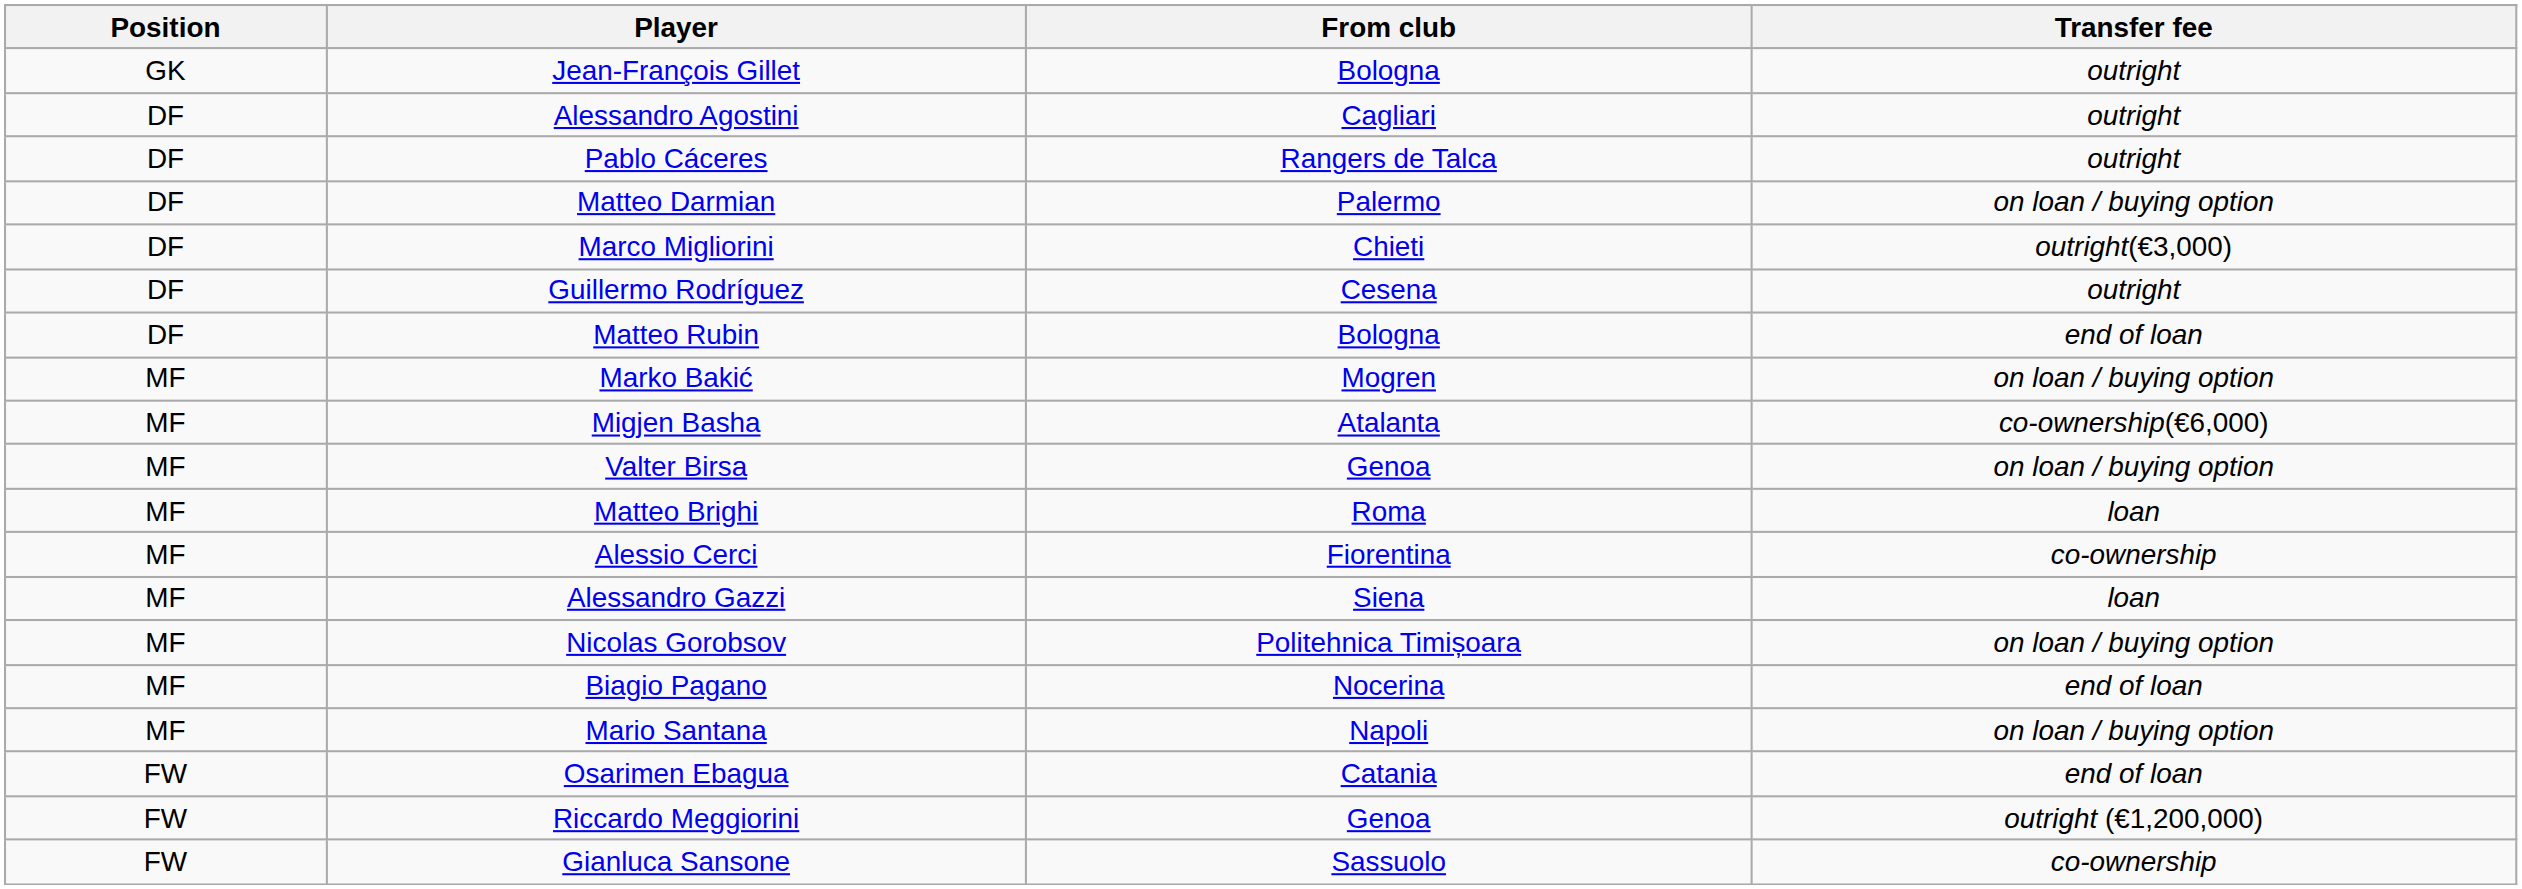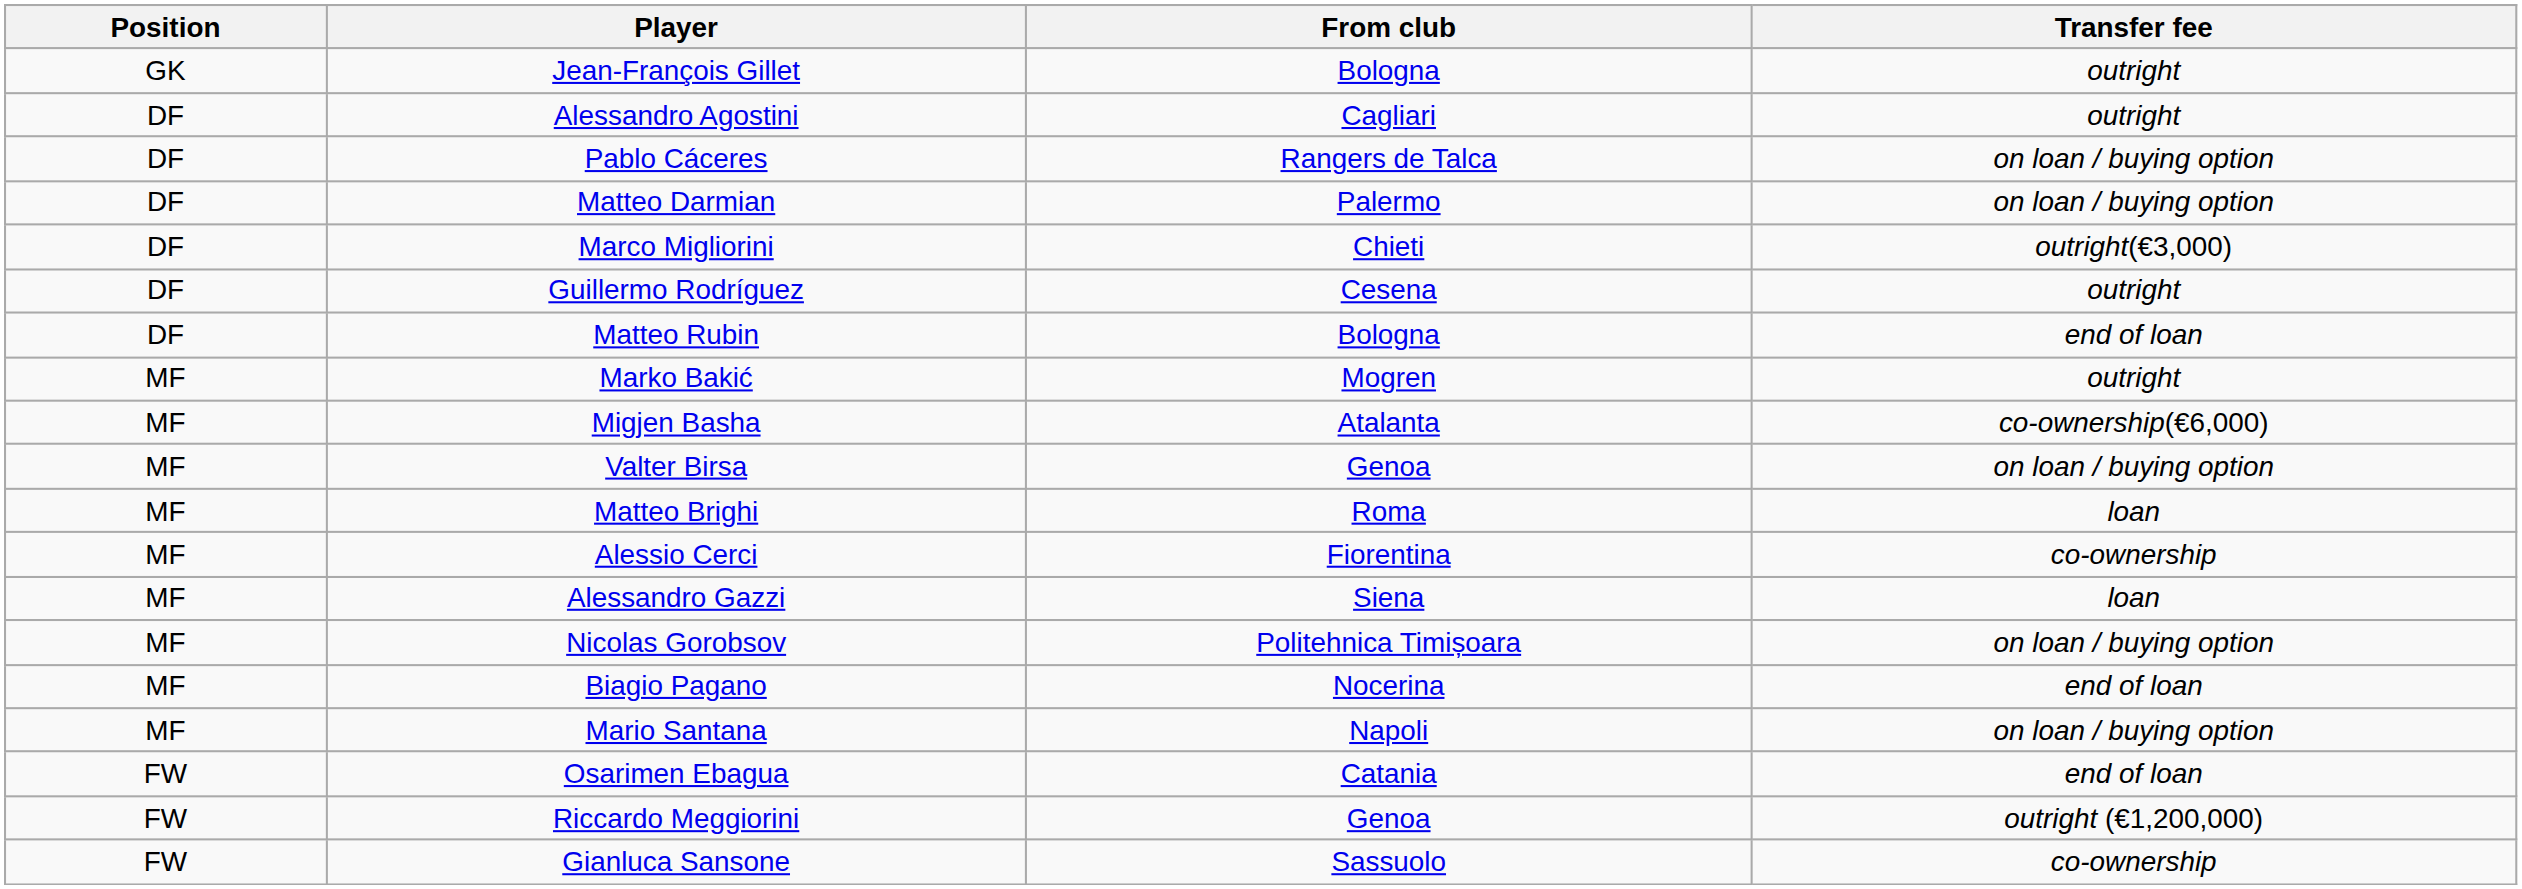(2134, 158) outright -> (2134, 158) on loan / buying option
(2134, 378) on loan / buying option -> (2134, 378) outright
